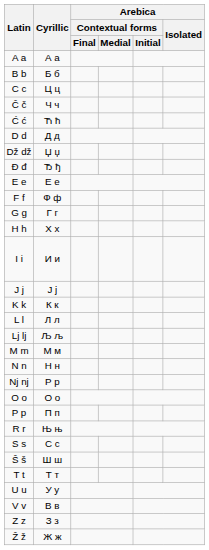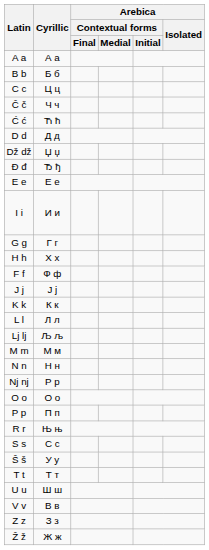rows swapped: (19, 197) <-> (19, 259)
(52, 459) Ш ш -> (52, 459) У у
(52, 490) У у -> (52, 490) Ш ш
